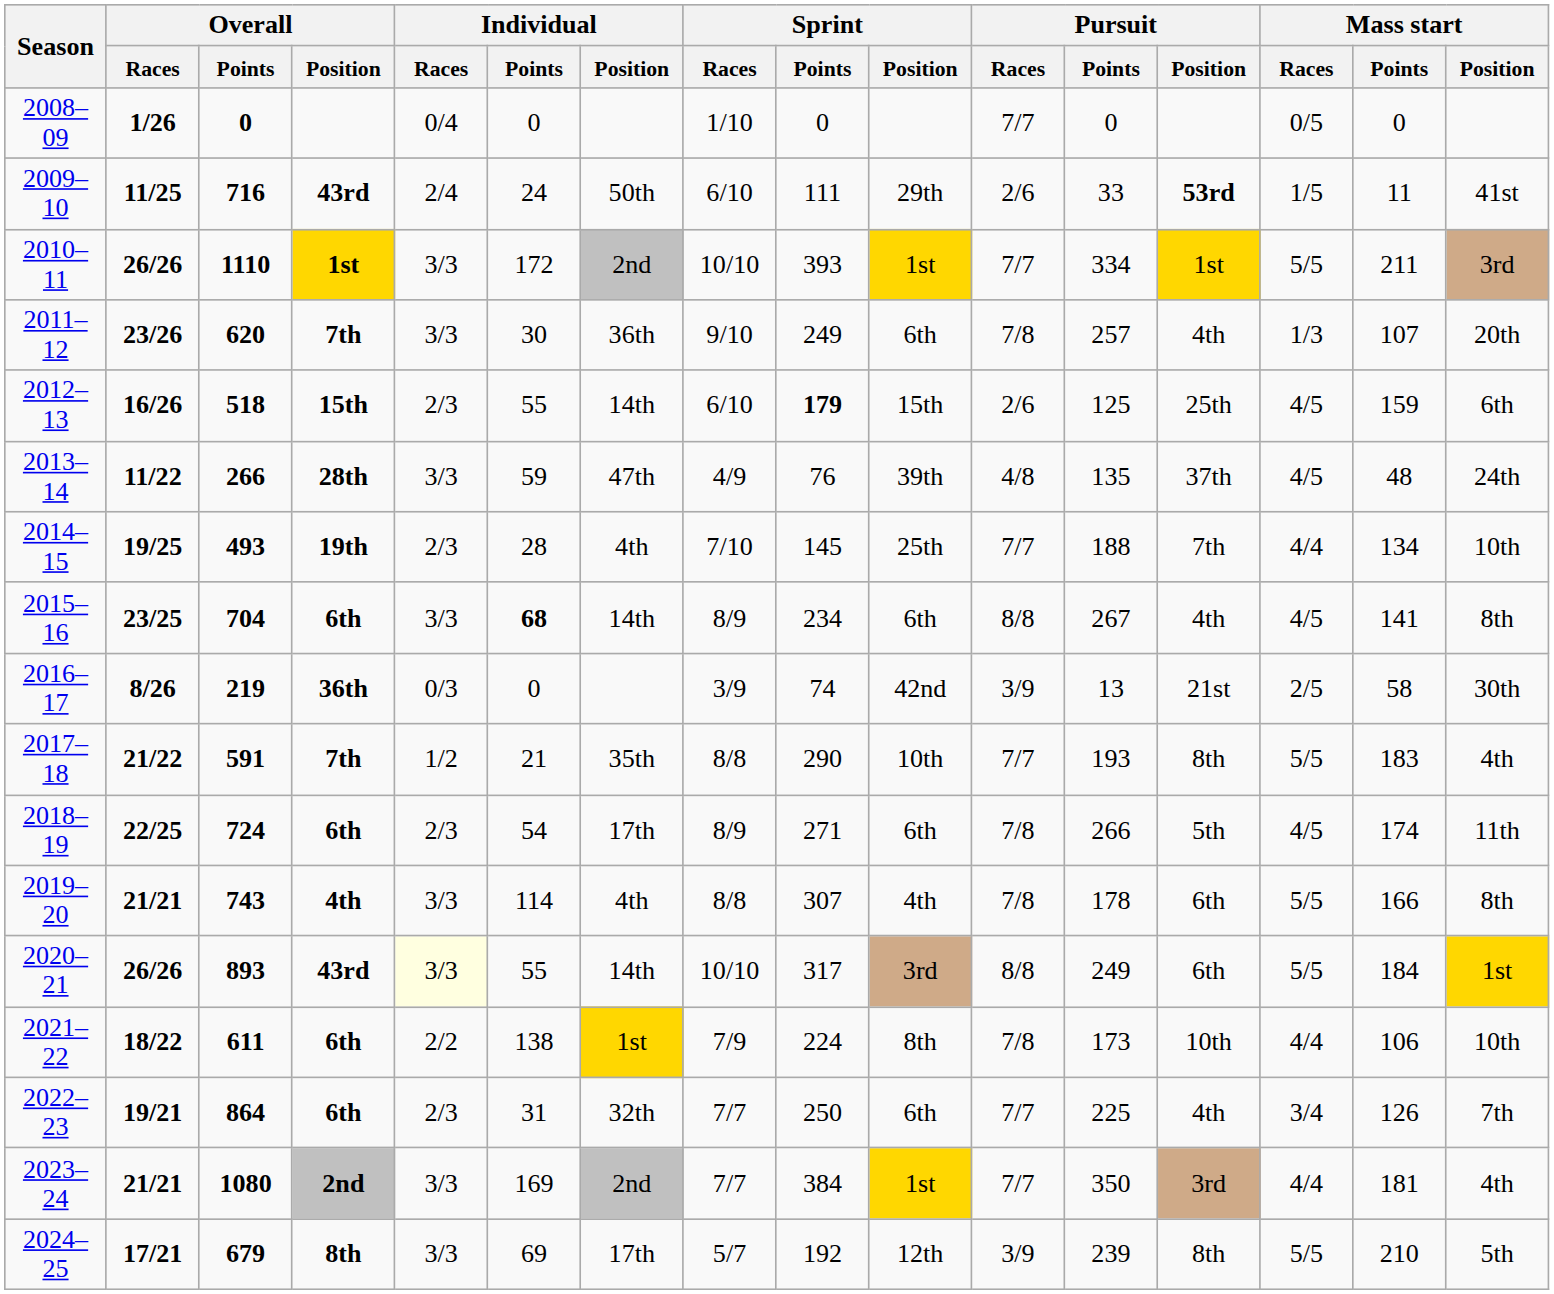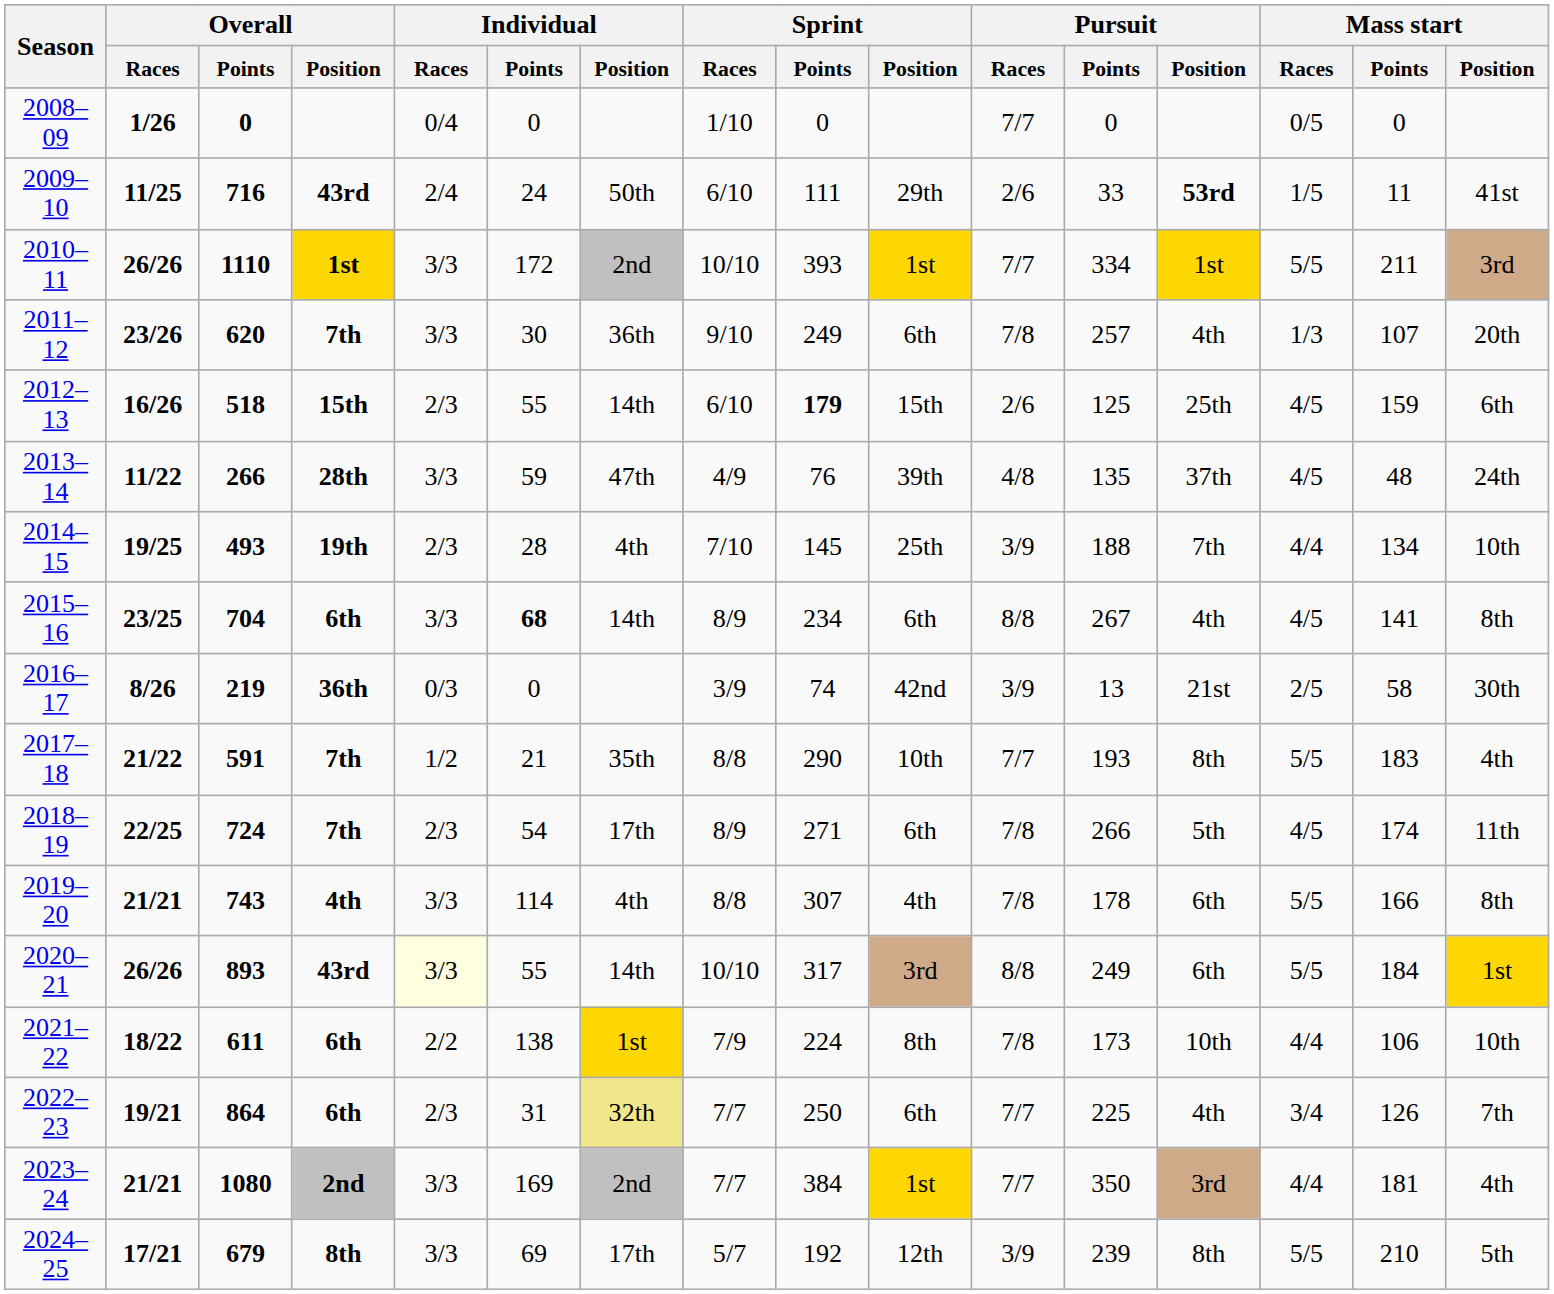(1018, 546) 7/7 -> (1018, 546) 3/9
(343, 829) 6th -> (343, 829) 7th
(632, 1112) no background -> (632, 1112) khaki background
